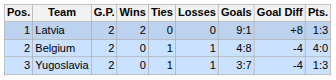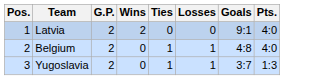- column: (280, 13)
(320, 30) 1:3 -> (269, 30) 4:0
